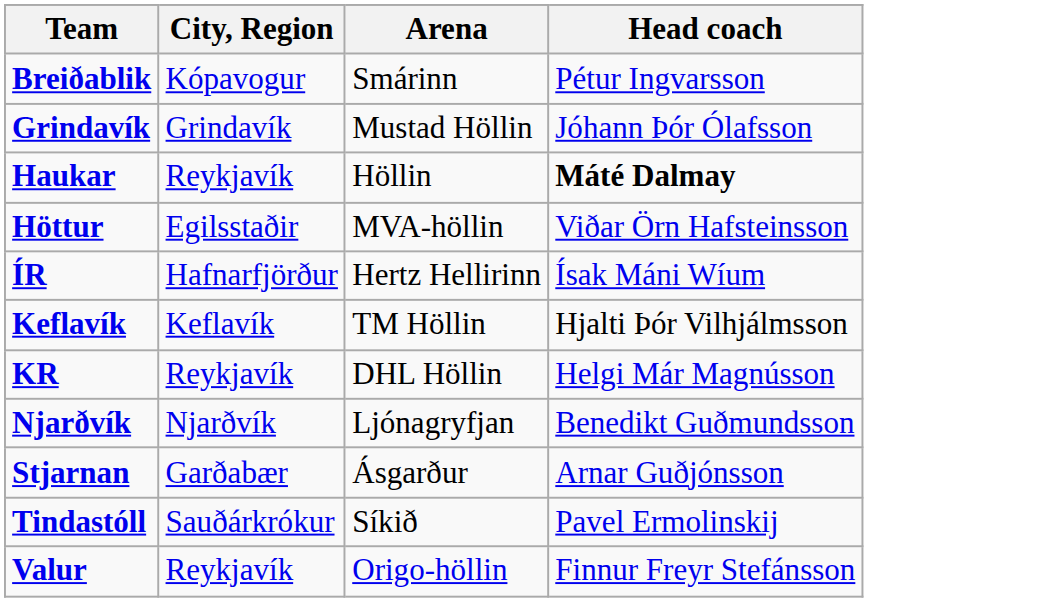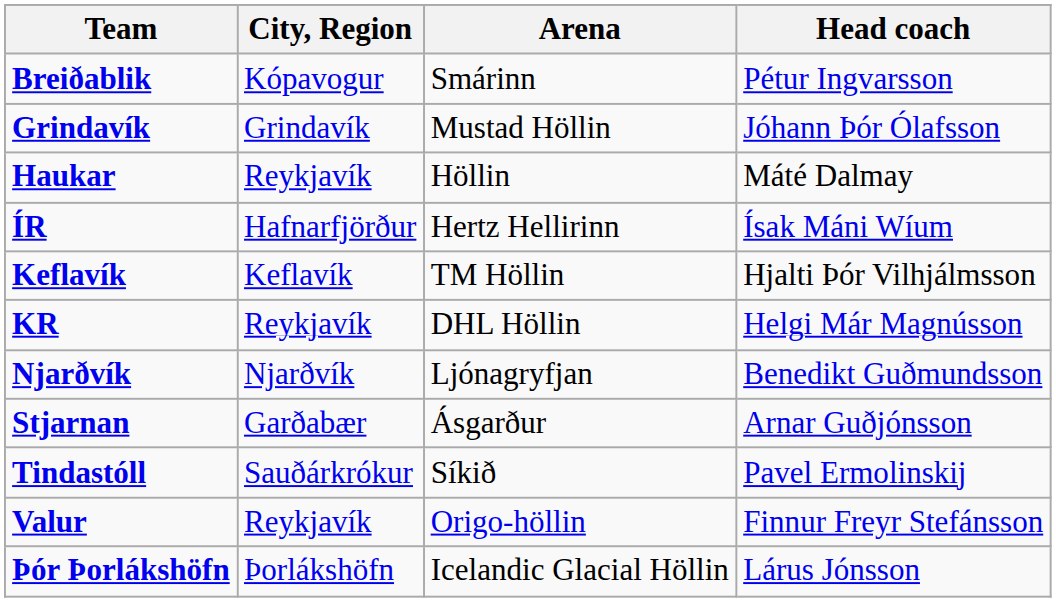(645, 176) bold -> (828, 176) normal
- row: (58, 226)
+ row: (121, 570)
